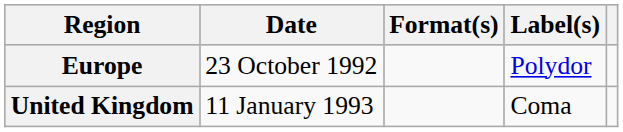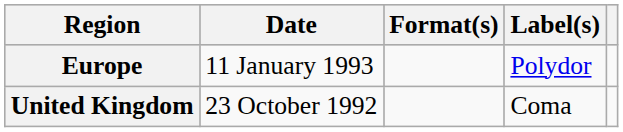(291, 65) 23 October 1992 -> (289, 65) 11 January 1993
(289, 106) 11 January 1993 -> (291, 106) 23 October 1992
